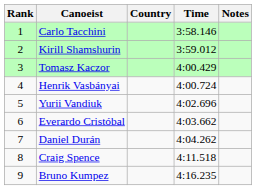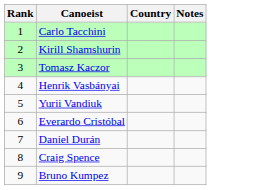- column: (196, 13)
